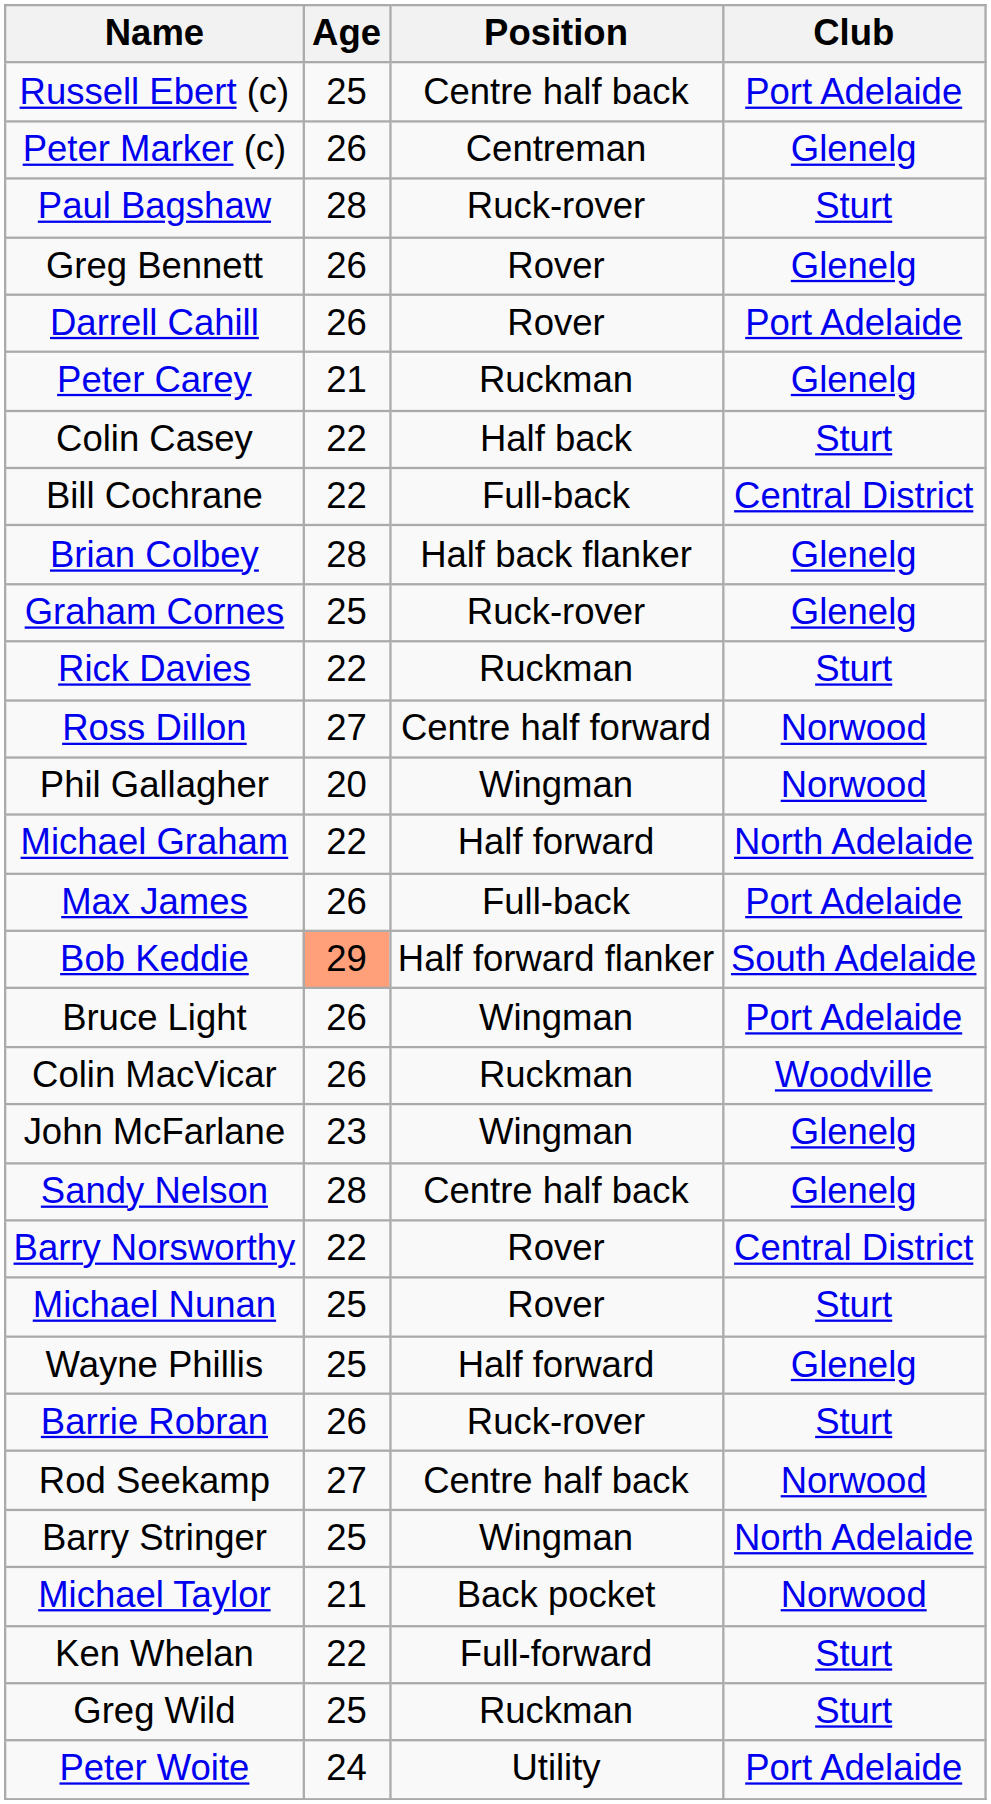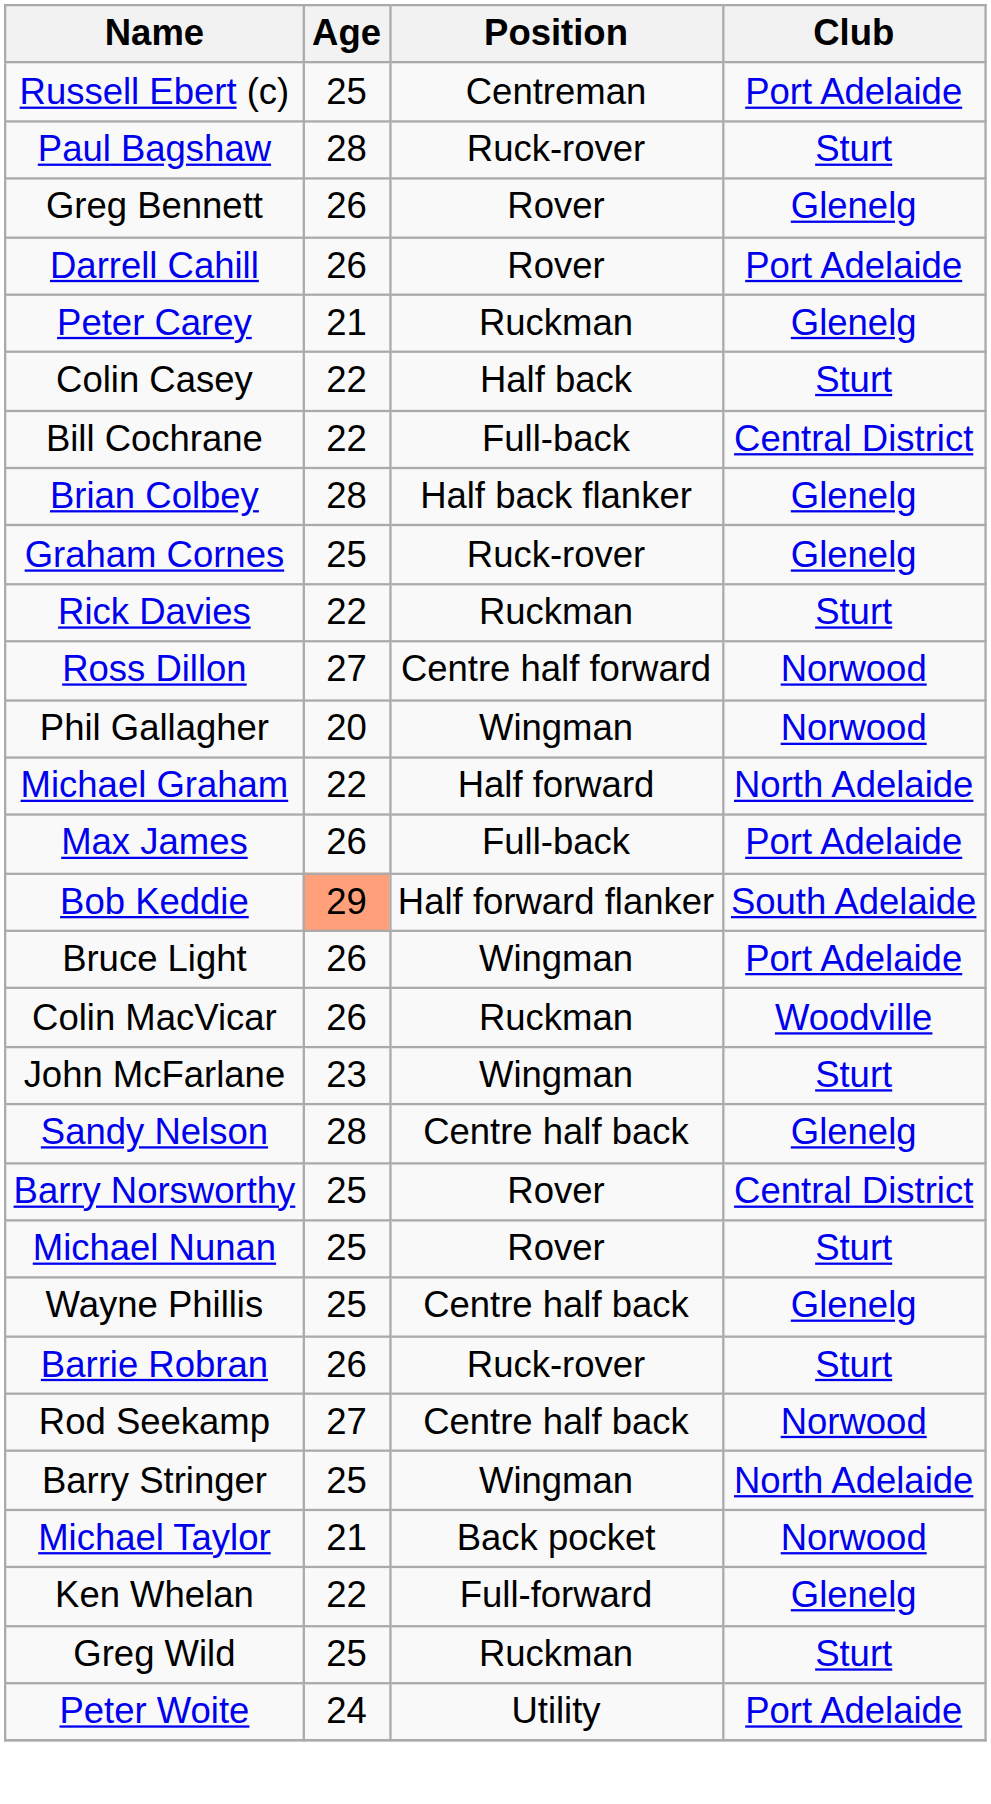(556, 91) Centre half back -> (556, 91) Centreman
- row: (154, 149)
(854, 1132) Glenelg -> (854, 1074) Sturt
(347, 1248) 22 -> (347, 1190) 25
(556, 1364) Half forward -> (556, 1306) Centre half back
(854, 1653) Sturt -> (854, 1595) Glenelg
